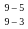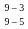rows swapped: (14, 8) <-> (14, 21)
